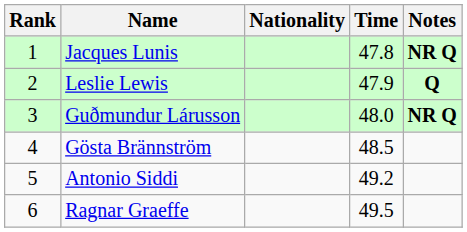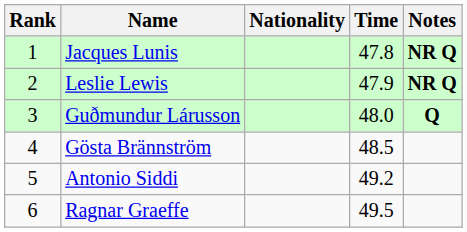(432, 83) Q -> (432, 83) NR Q
(432, 115) NR Q -> (432, 115) Q
